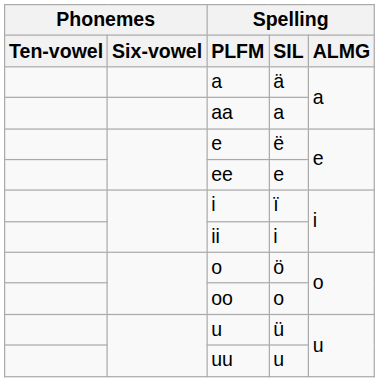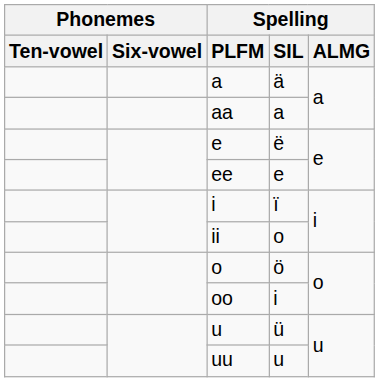(275, 236) i -> (279, 236) o
(279, 298) o -> (275, 298) i
